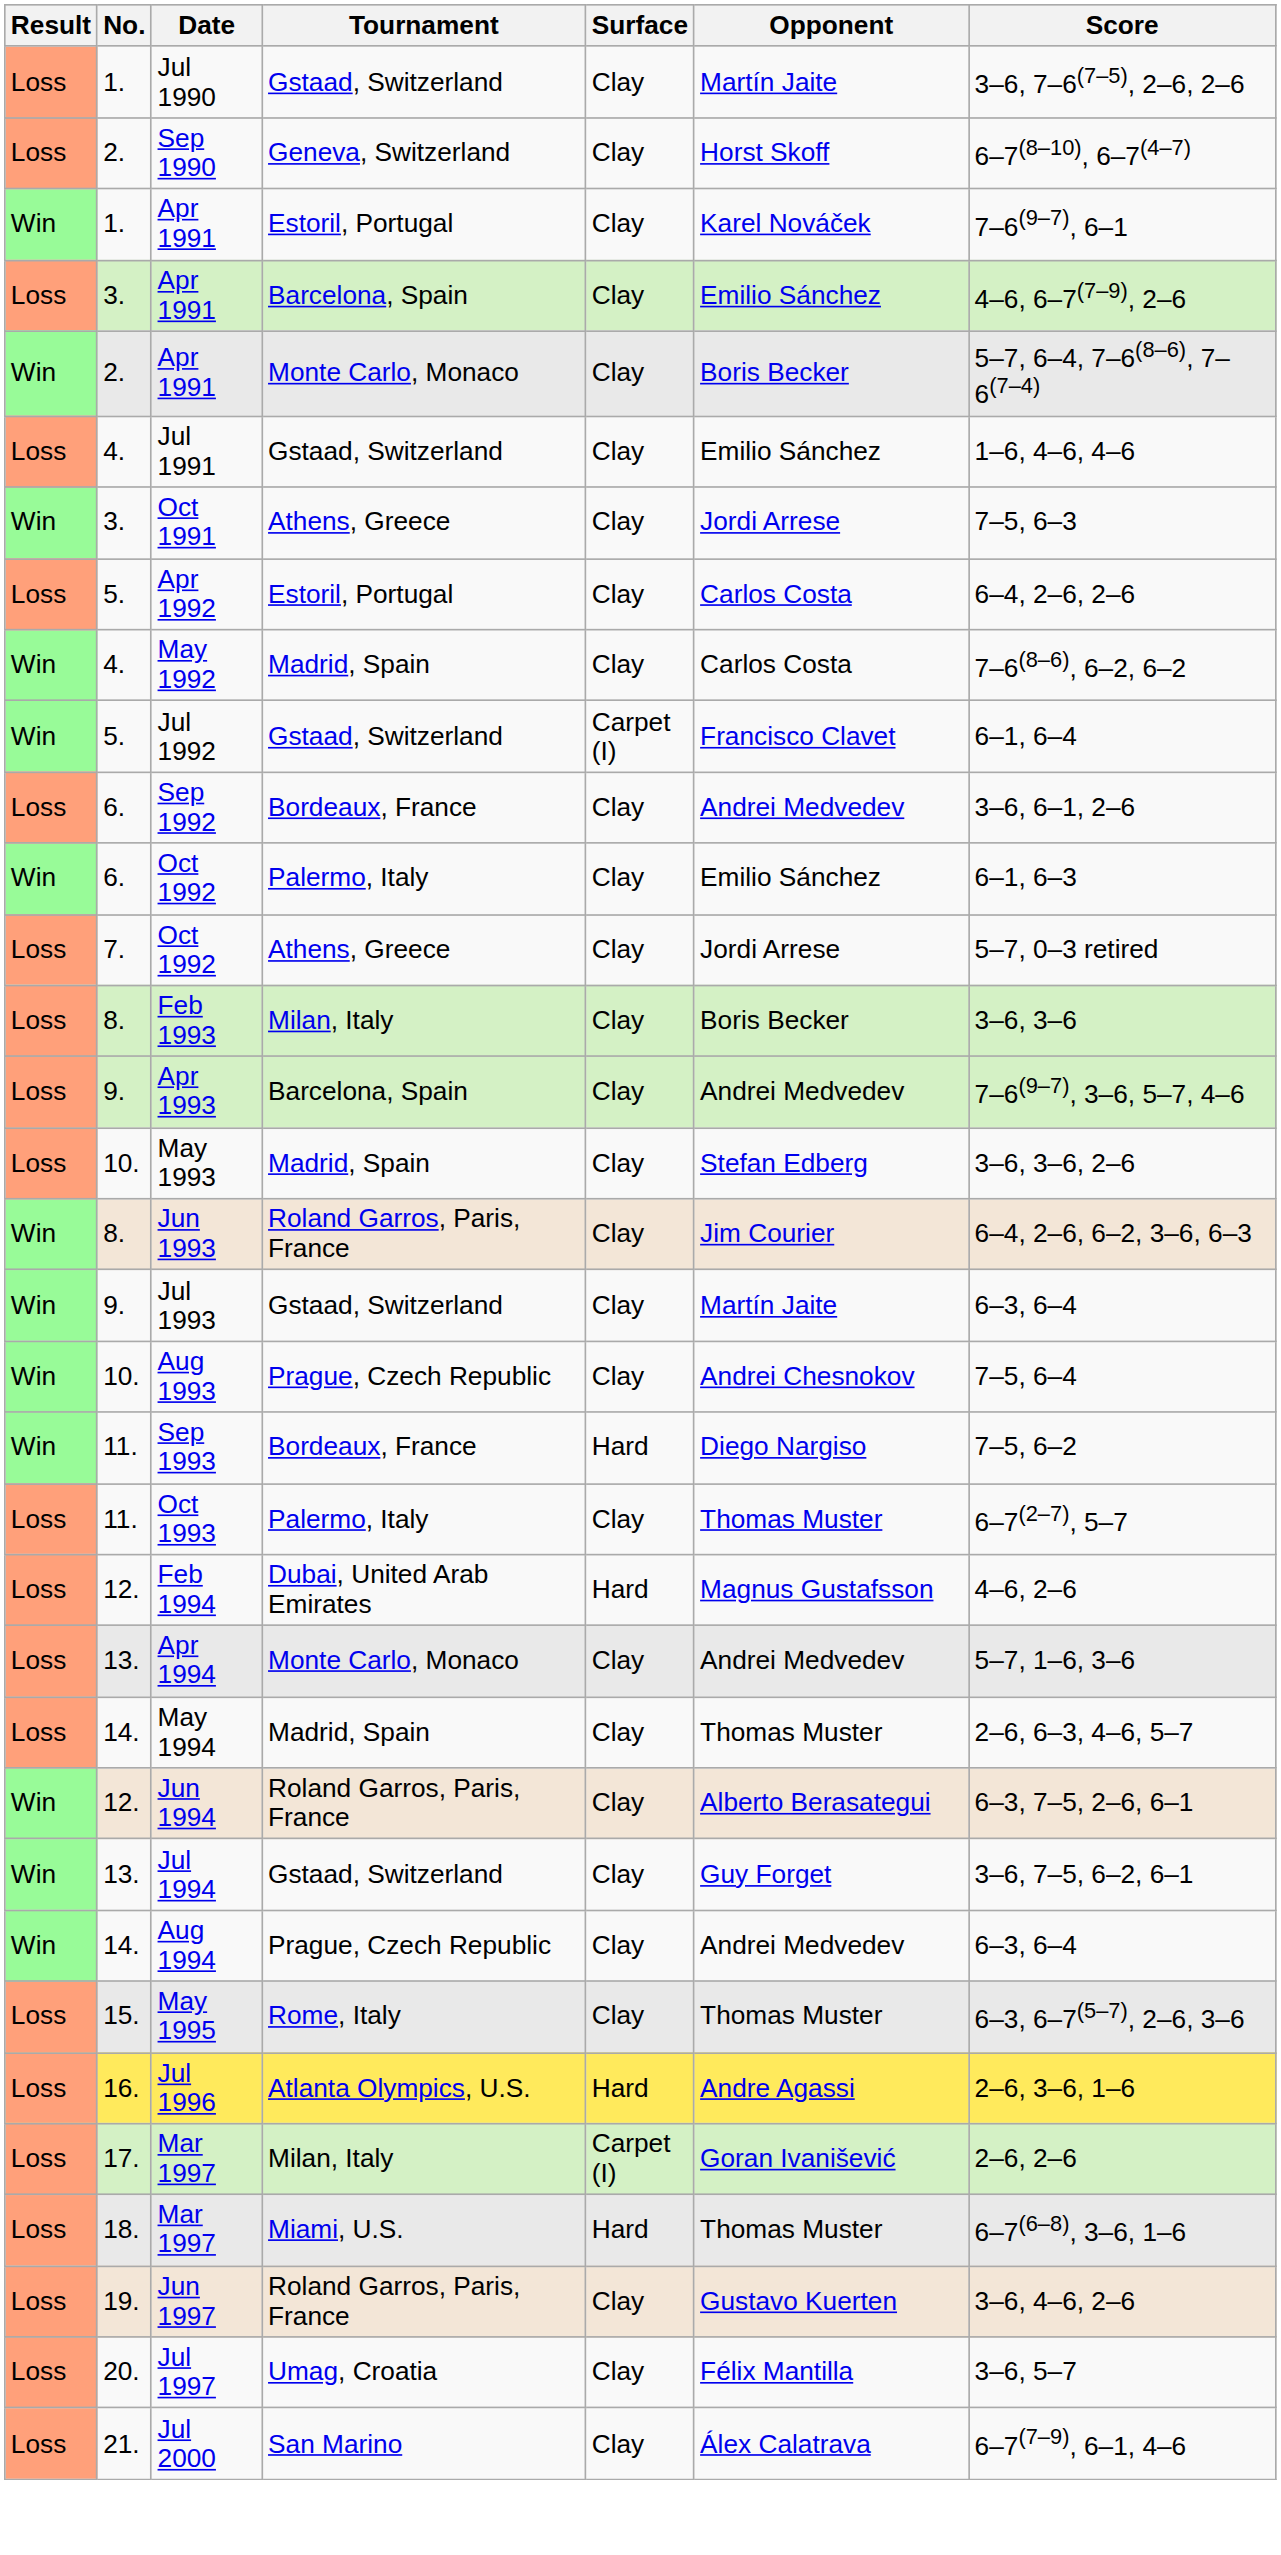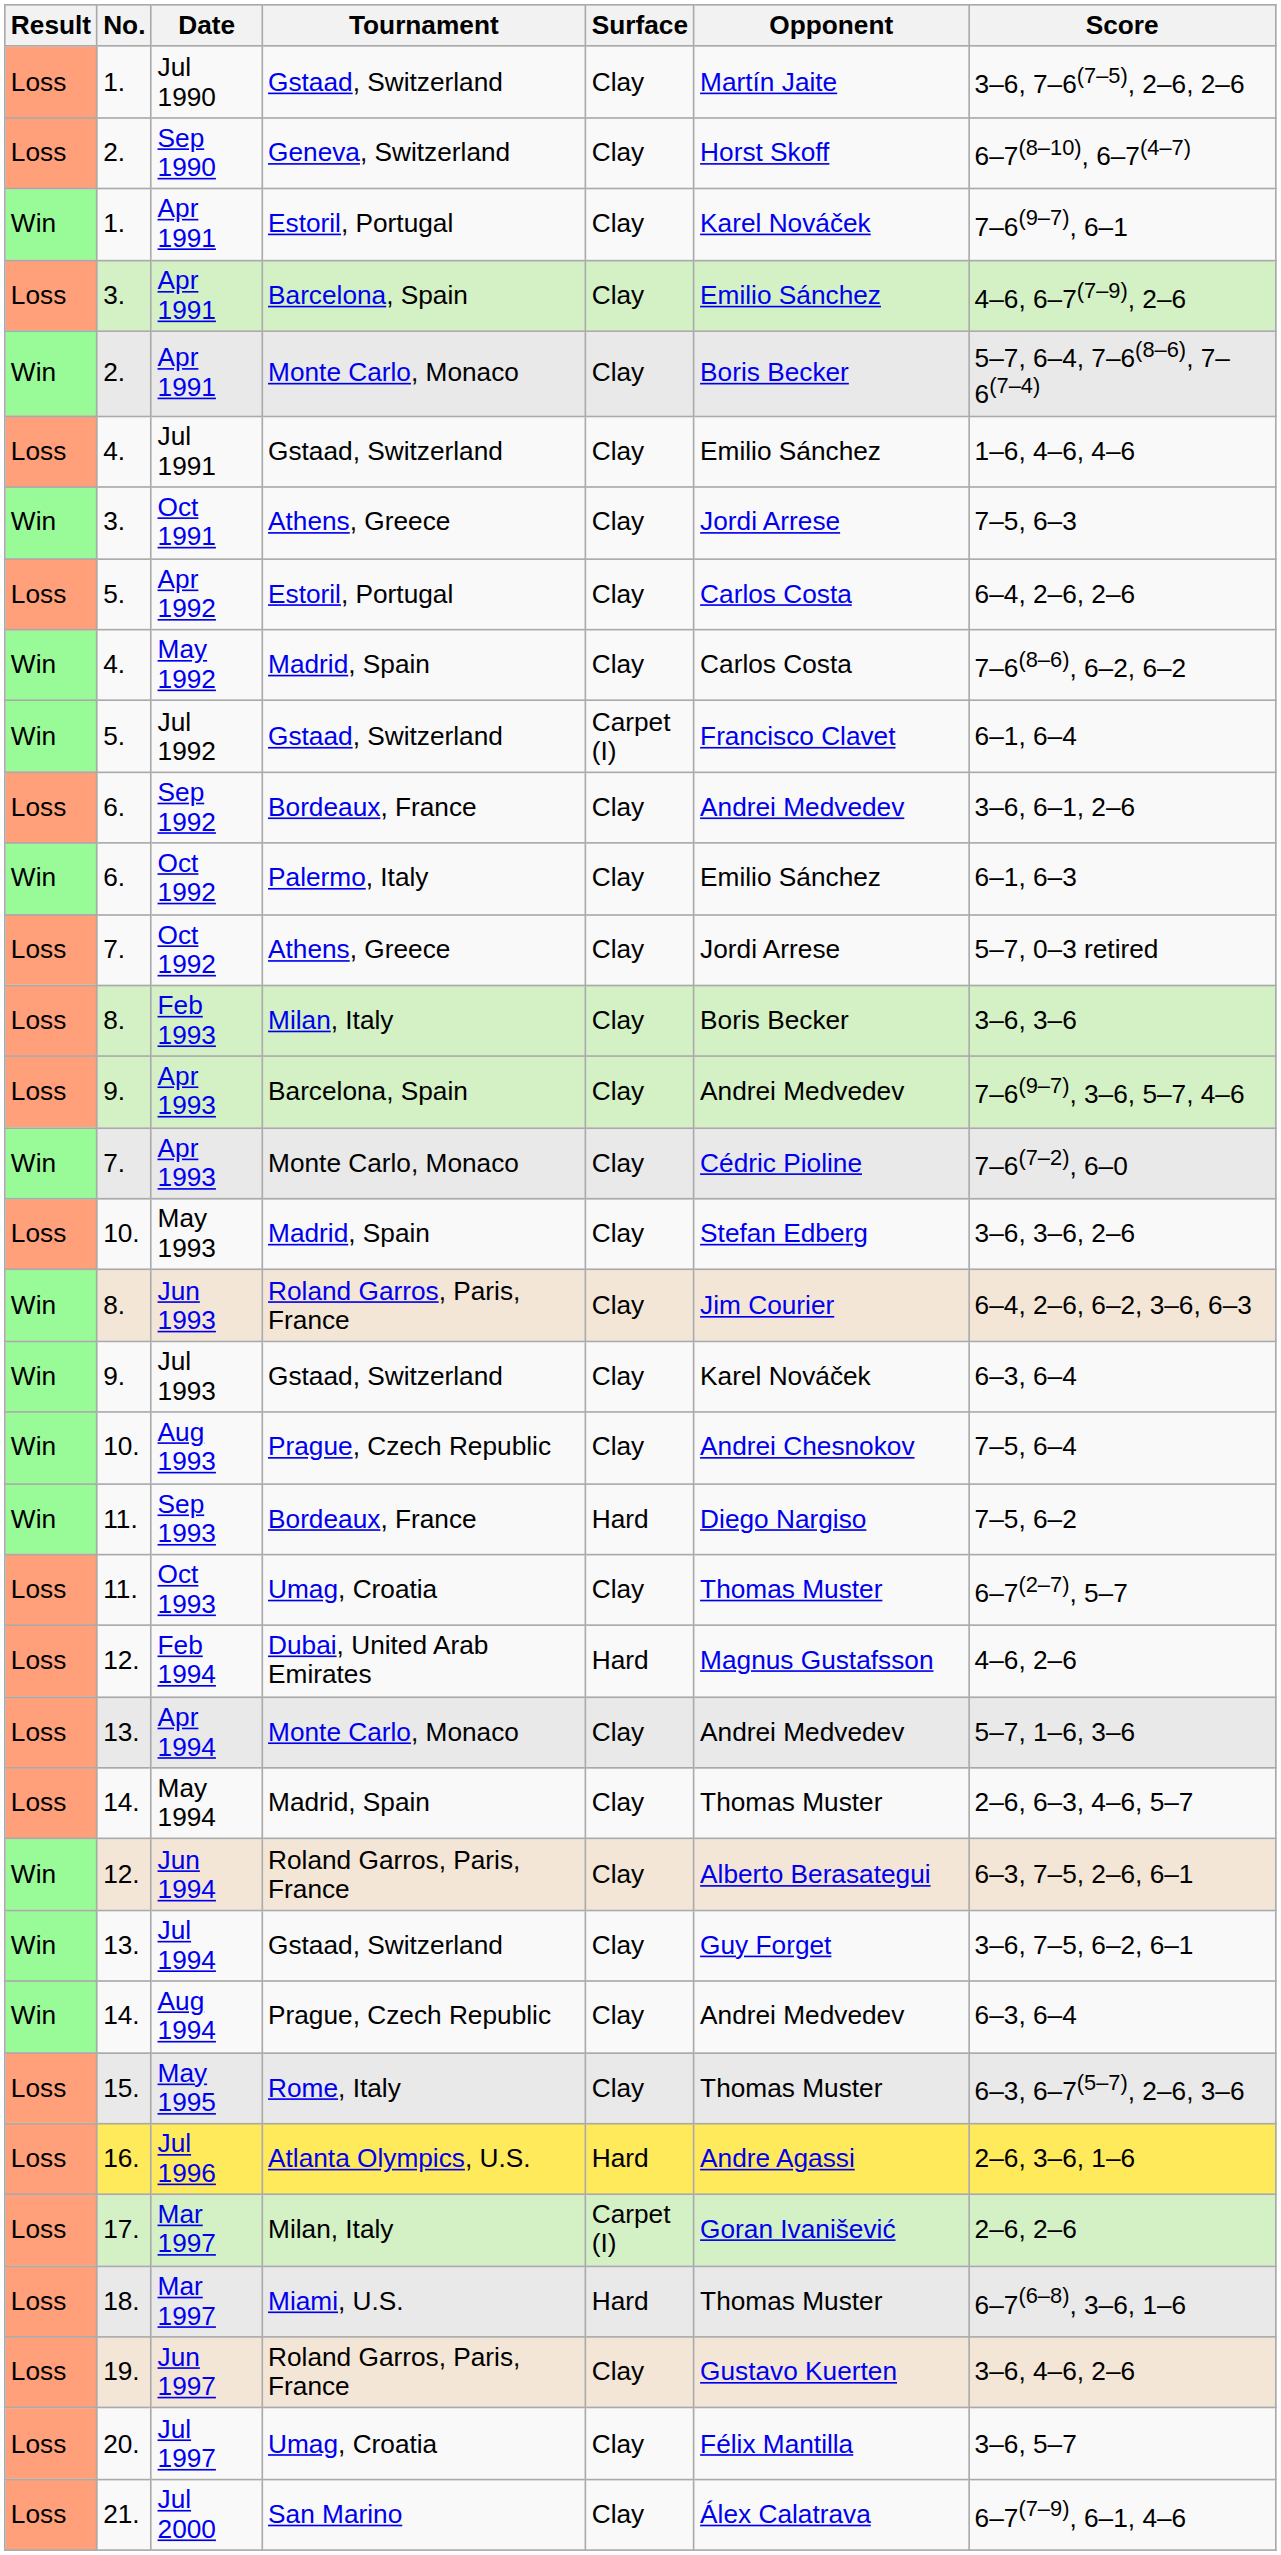+ row: (114, 1162)
(769, 1305) Martín Jaite -> (785, 1376) Karel Nováček
(348, 1518) Palermo, Italy -> (353, 1589) Umag, Croatia
